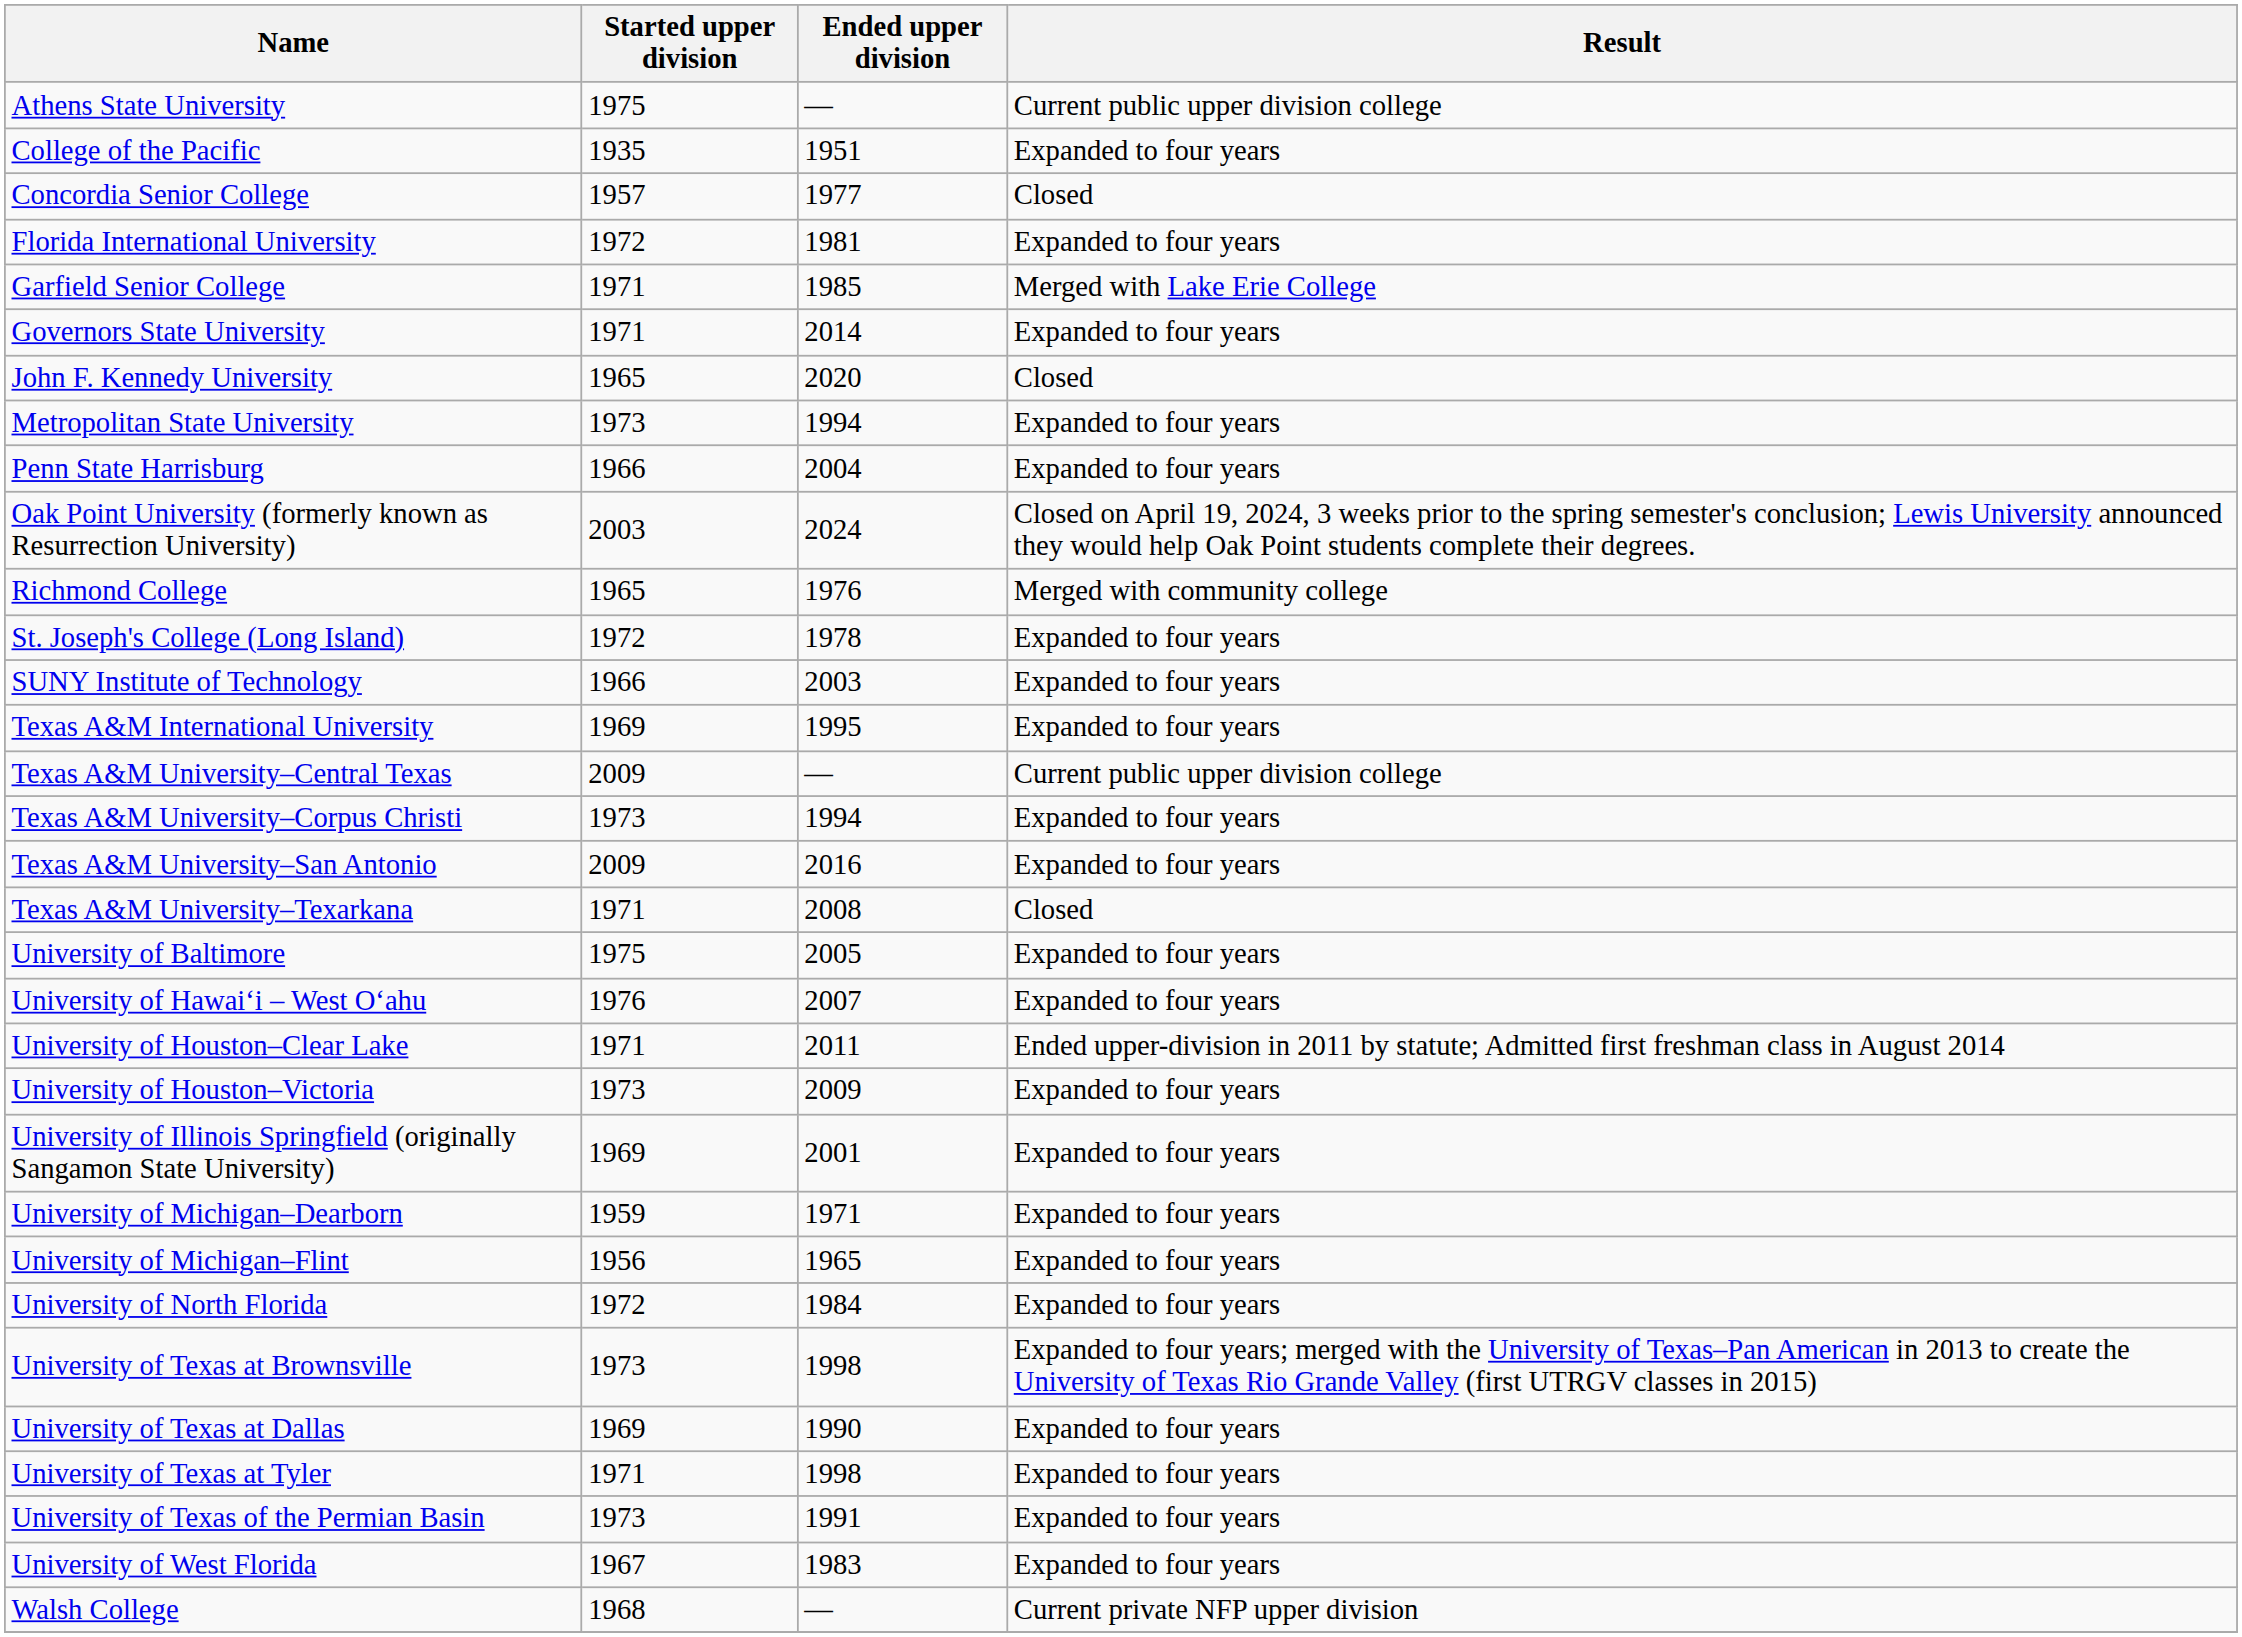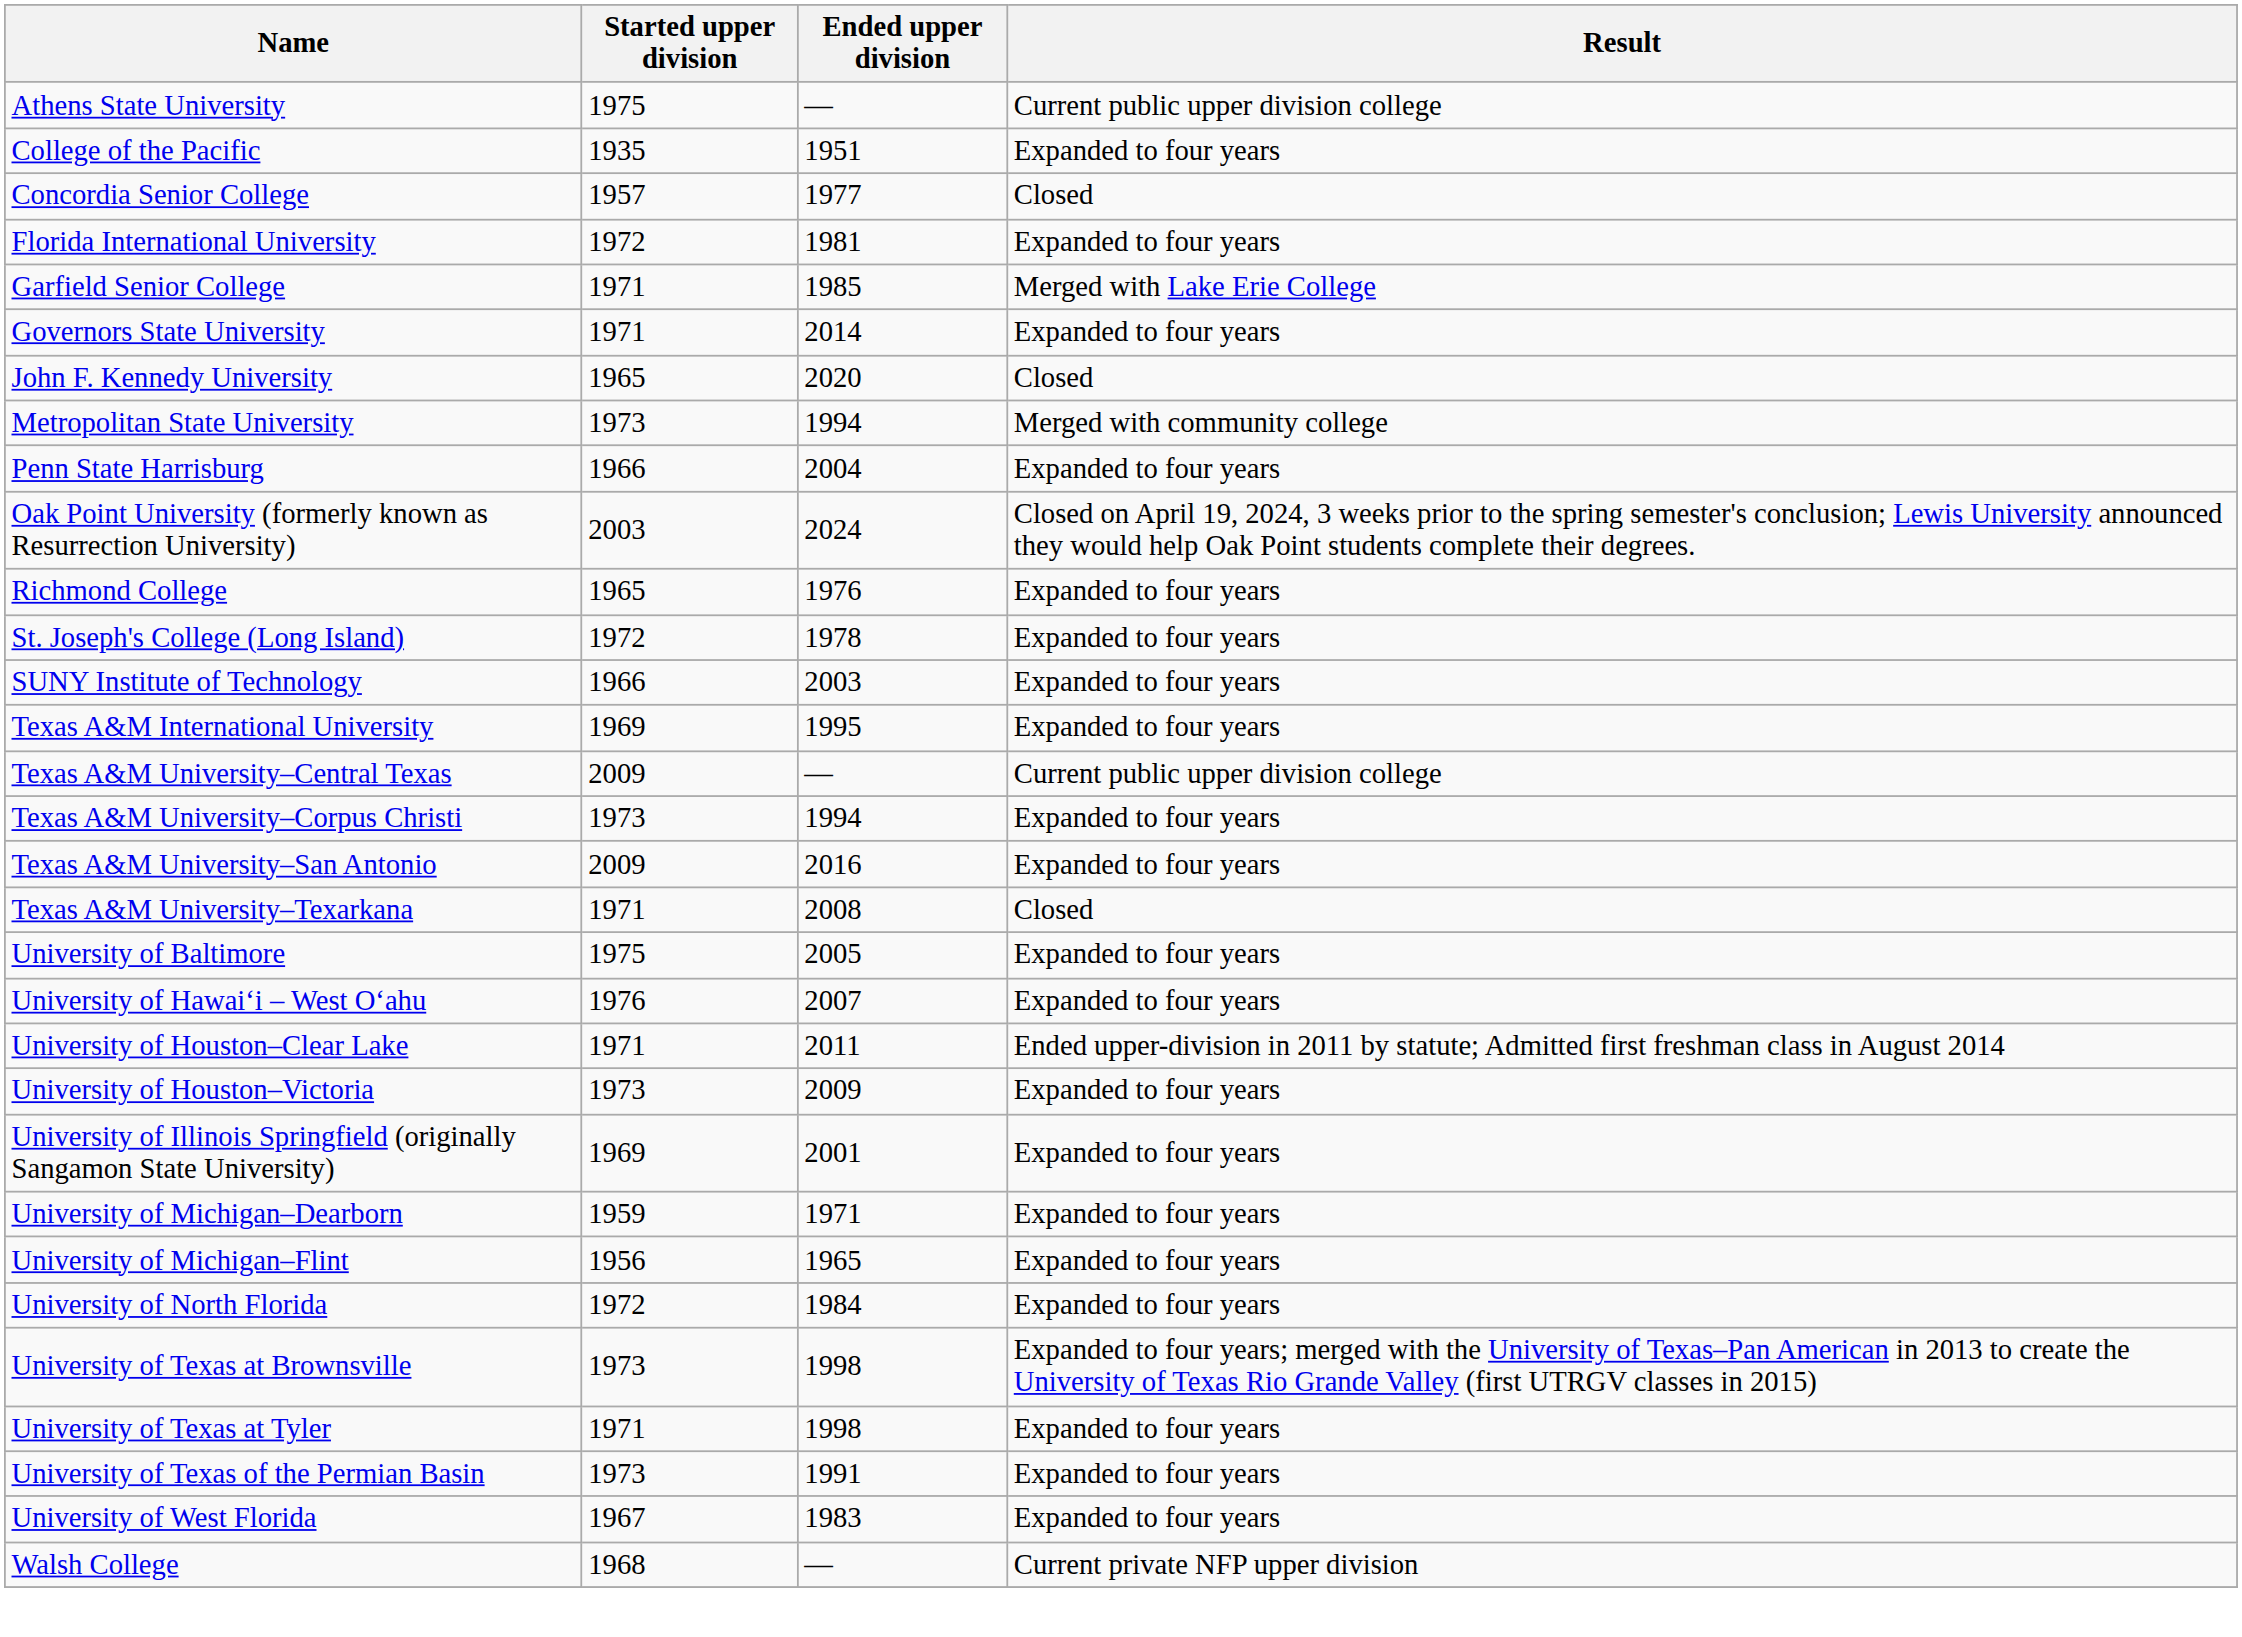(1147, 422) Expanded to four years -> (1201, 422) Merged with community college
(1201, 591) Merged with community college -> (1147, 591) Expanded to four years
- row: (178, 1427)
